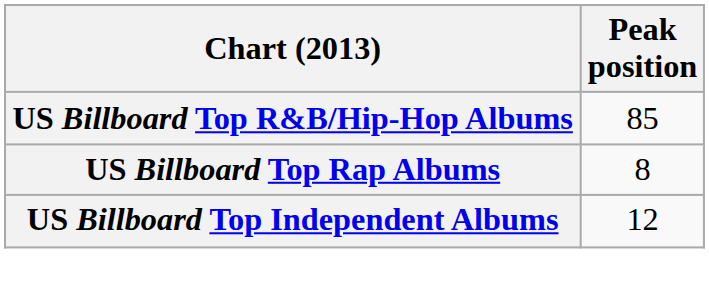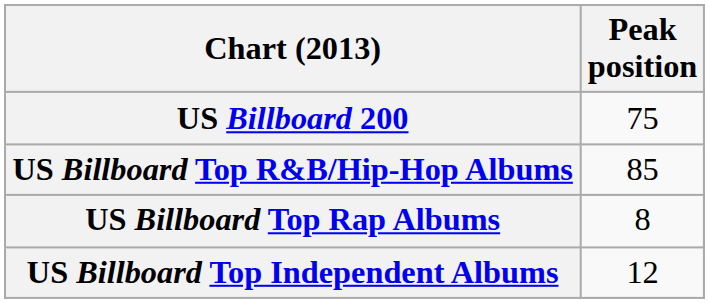+ row: (293, 117)
